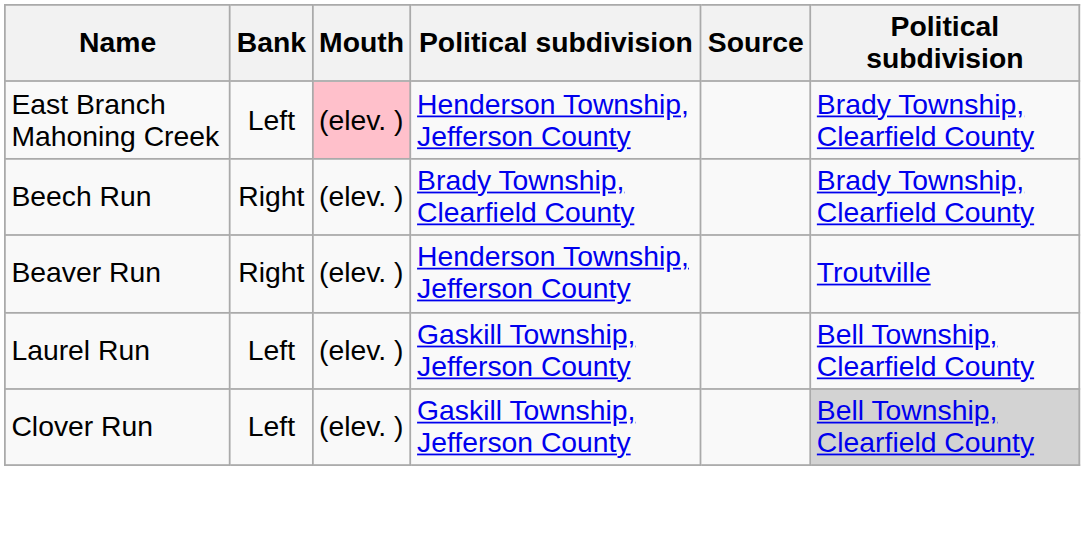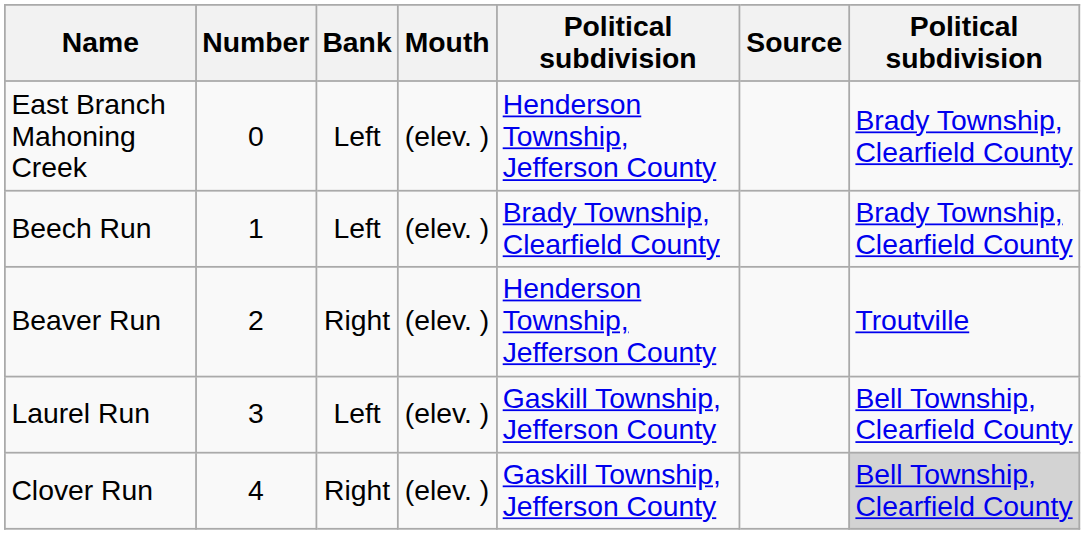+ column: (256, 42)
(361, 119) pink background -> (447, 135) no background
(271, 196) Right -> (357, 228) Left
(271, 426) Left -> (357, 490) Right
